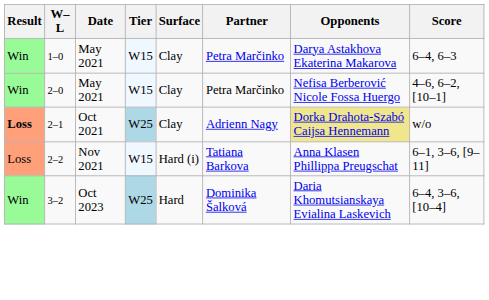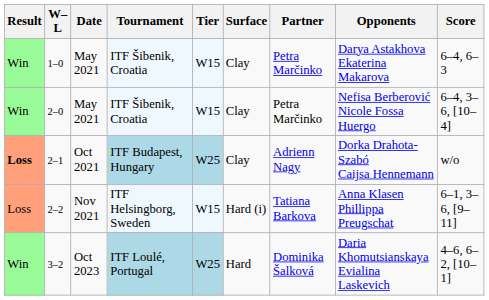+ column: (150, 21)
(436, 90) 4–6, 6–2, [10–1] -> (459, 111) 6–4, 3–6, [10–4]
(349, 124) khaki background -> (386, 159) no background
(436, 200) 6–4, 3–6, [10–4] -> (459, 264) 4–6, 6–2, [10–1]
